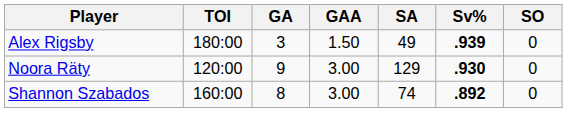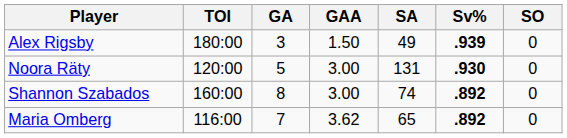(281, 68) 9 -> (281, 68) 5
(407, 68) 129 -> (407, 68) 131
+ row: (60, 119)
